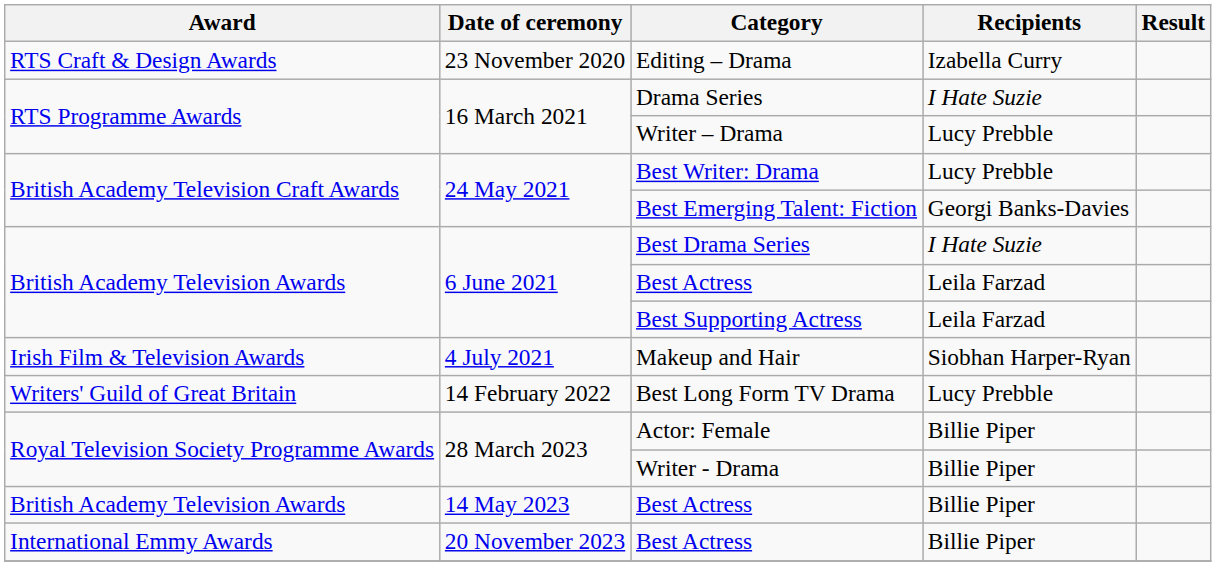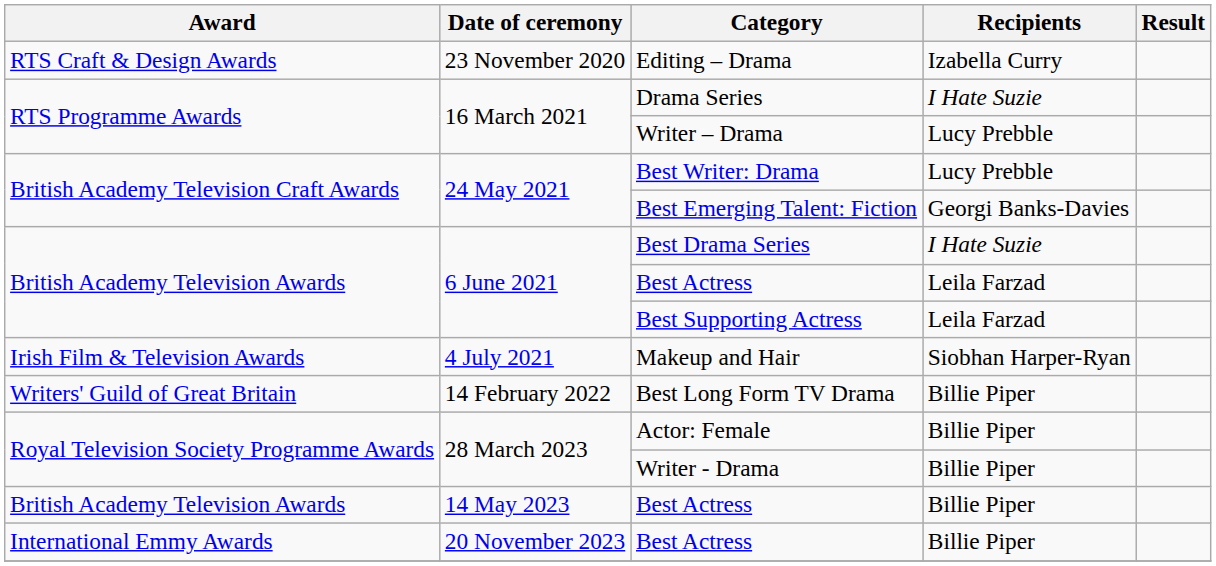(990, 393) Lucy Prebble -> (981, 393) Billie Piper
